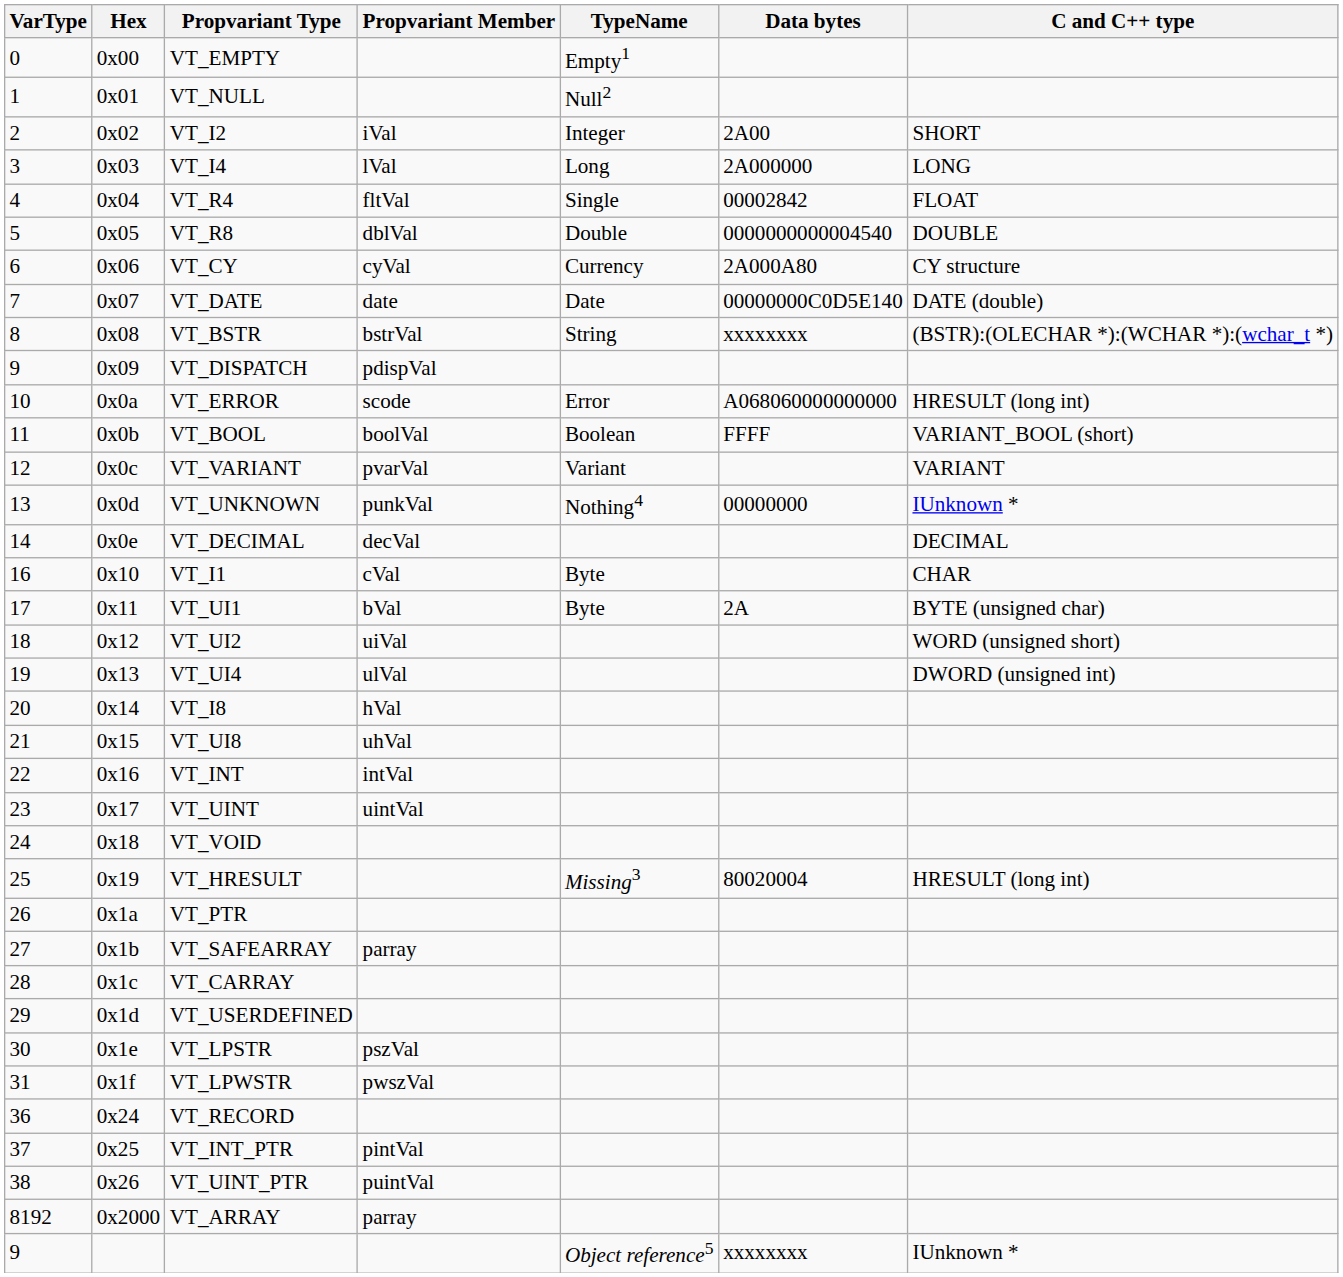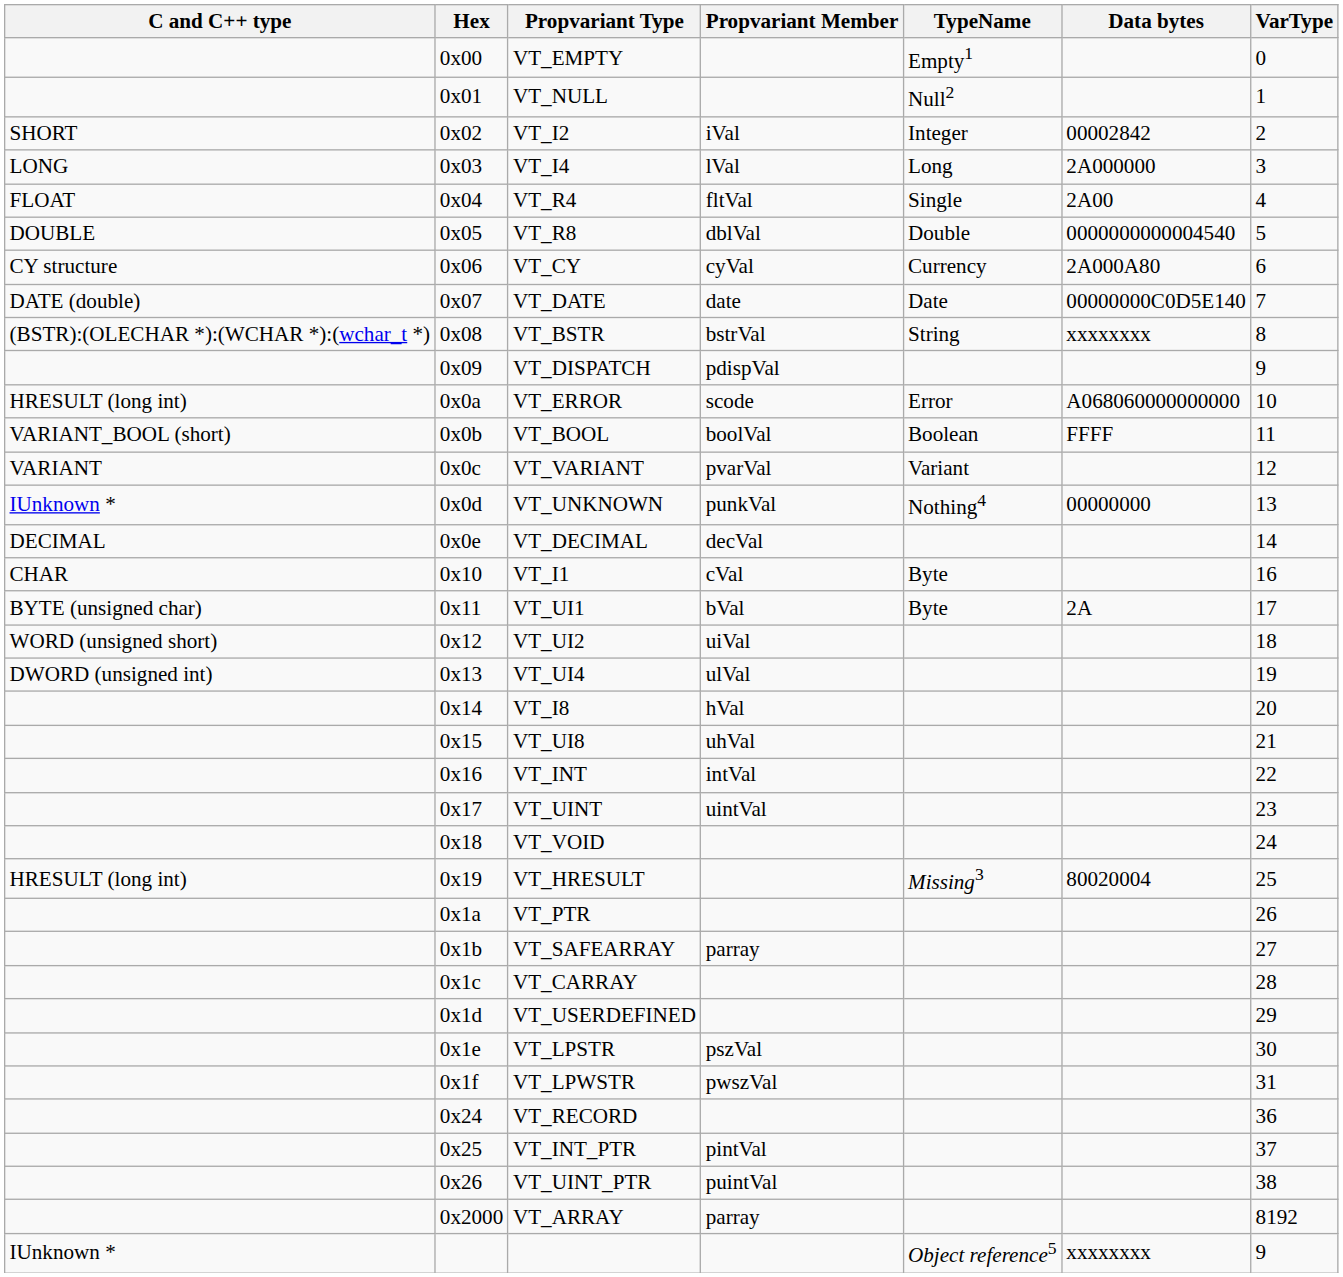columns swapped: (48, 21) <-> (1123, 21)
(747, 133) 2A00 -> (1109, 133) 00002842
(765, 200) 00002842 -> (1090, 200) 2A00
